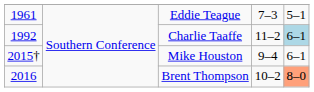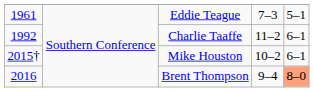(296, 35) lightblue background -> (296, 35) no background
(268, 55) 9–4 -> (268, 55) 10–2
(268, 76) 10–2 -> (268, 76) 9–4
